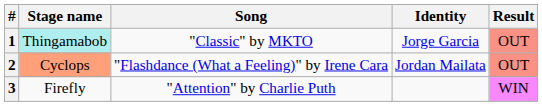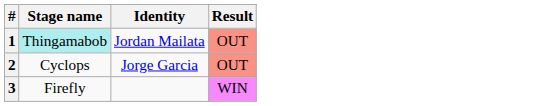- column: (251, 16)
(440, 40) Jorge Garcia -> (159, 40) Jordan Mailata
(65, 64) lightsalmon background -> (65, 64) no background
(440, 64) Jordan Mailata -> (159, 64) Jorge Garcia
